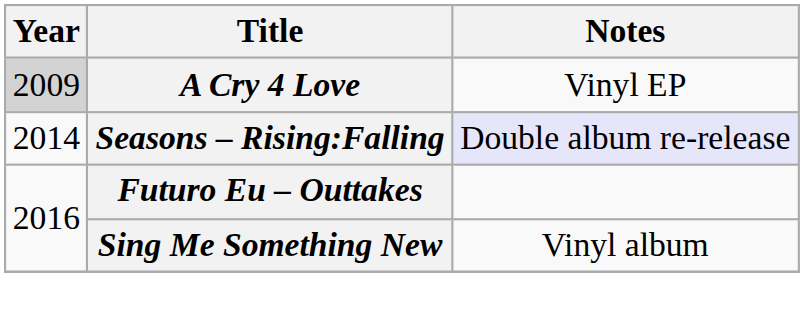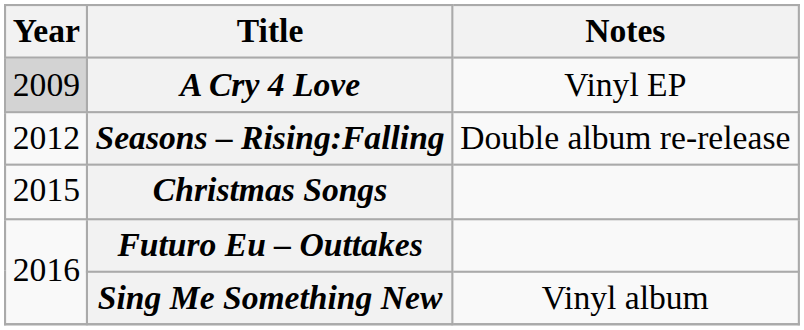(46, 137) 2014 -> (46, 137) 2012
(625, 137) lavender background -> (625, 137) no background
+ row: (270, 191)
